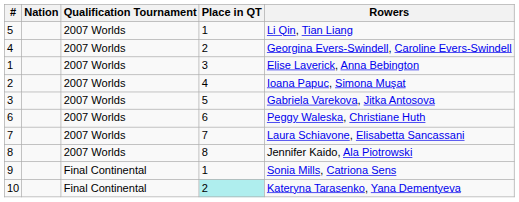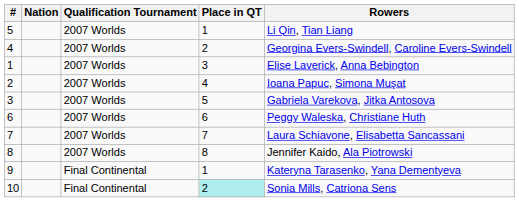(332, 170) Sonia Mills, Catriona Sens -> (364, 170) Kateryna Tarasenko, Yana Dementyeva
(364, 188) Kateryna Tarasenko, Yana Dementyeva -> (332, 188) Sonia Mills, Catriona Sens
